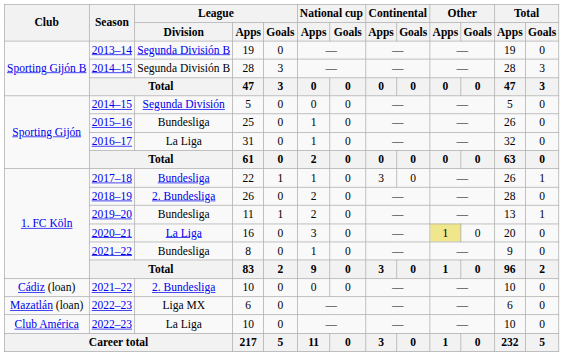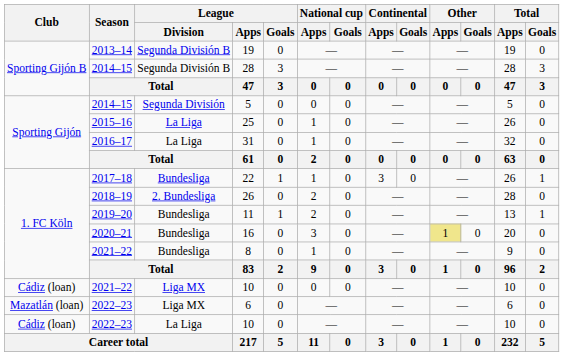(184, 123) Bundesliga -> (184, 123) La Liga
(184, 232) La Liga -> (184, 232) Bundesliga
(184, 287) 2. Bundesliga -> (184, 287) Liga MX
(47, 324) Club América -> (47, 324) Cádiz (loan)
